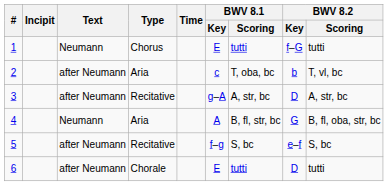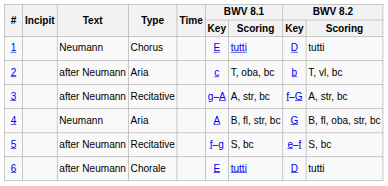(294, 48) f–G -> (294, 48) D
(294, 96) D -> (294, 96) f–G
